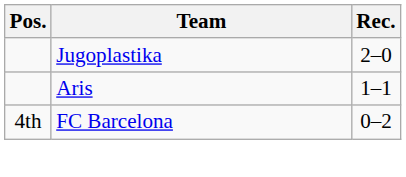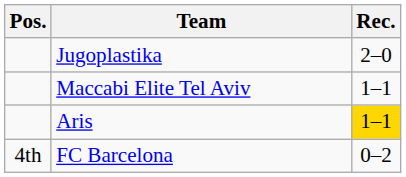+ row: (153, 88)
(376, 88) no background -> (376, 121) gold background
